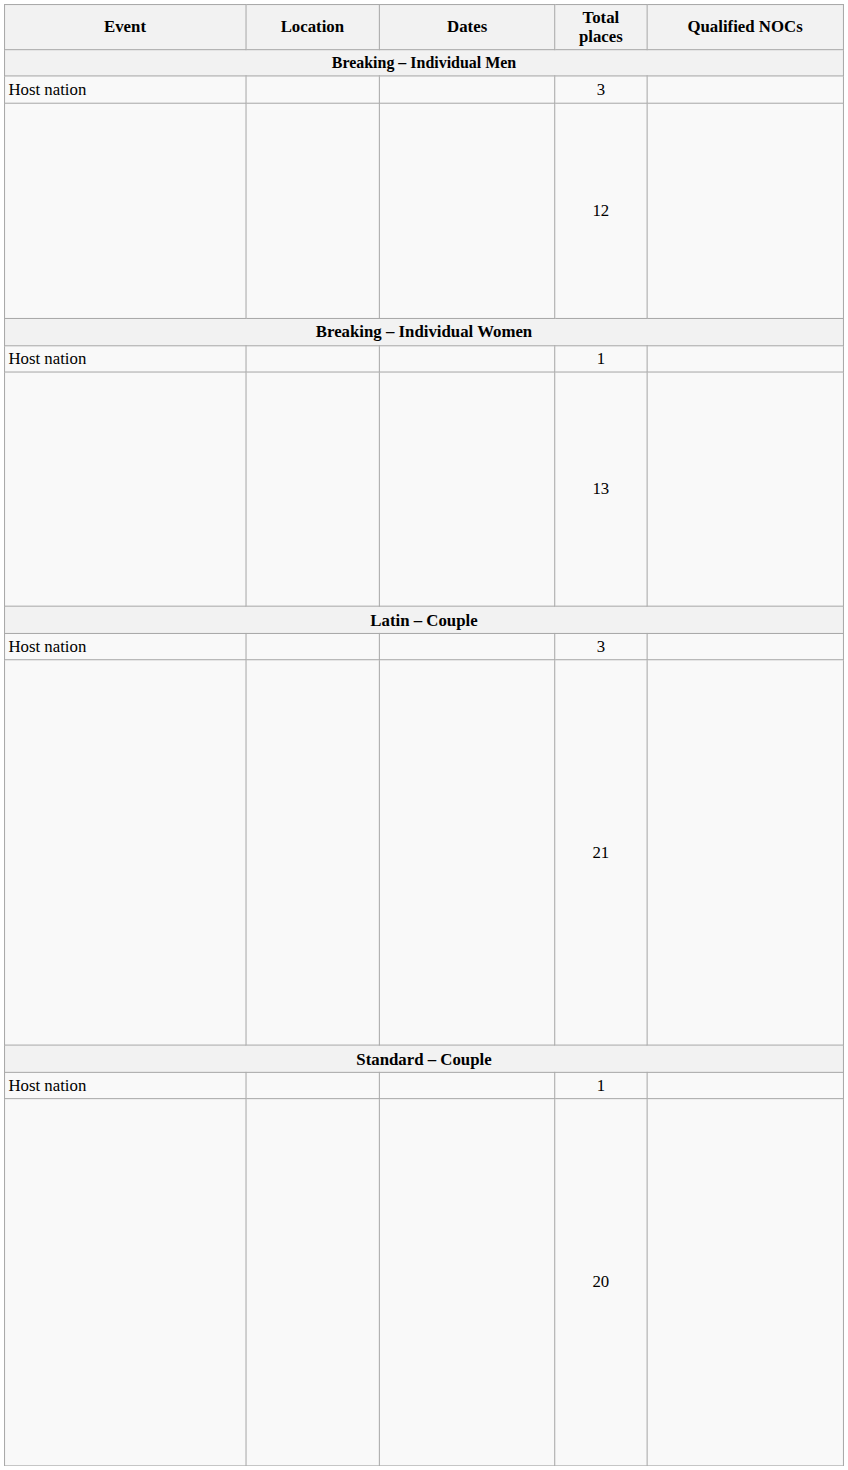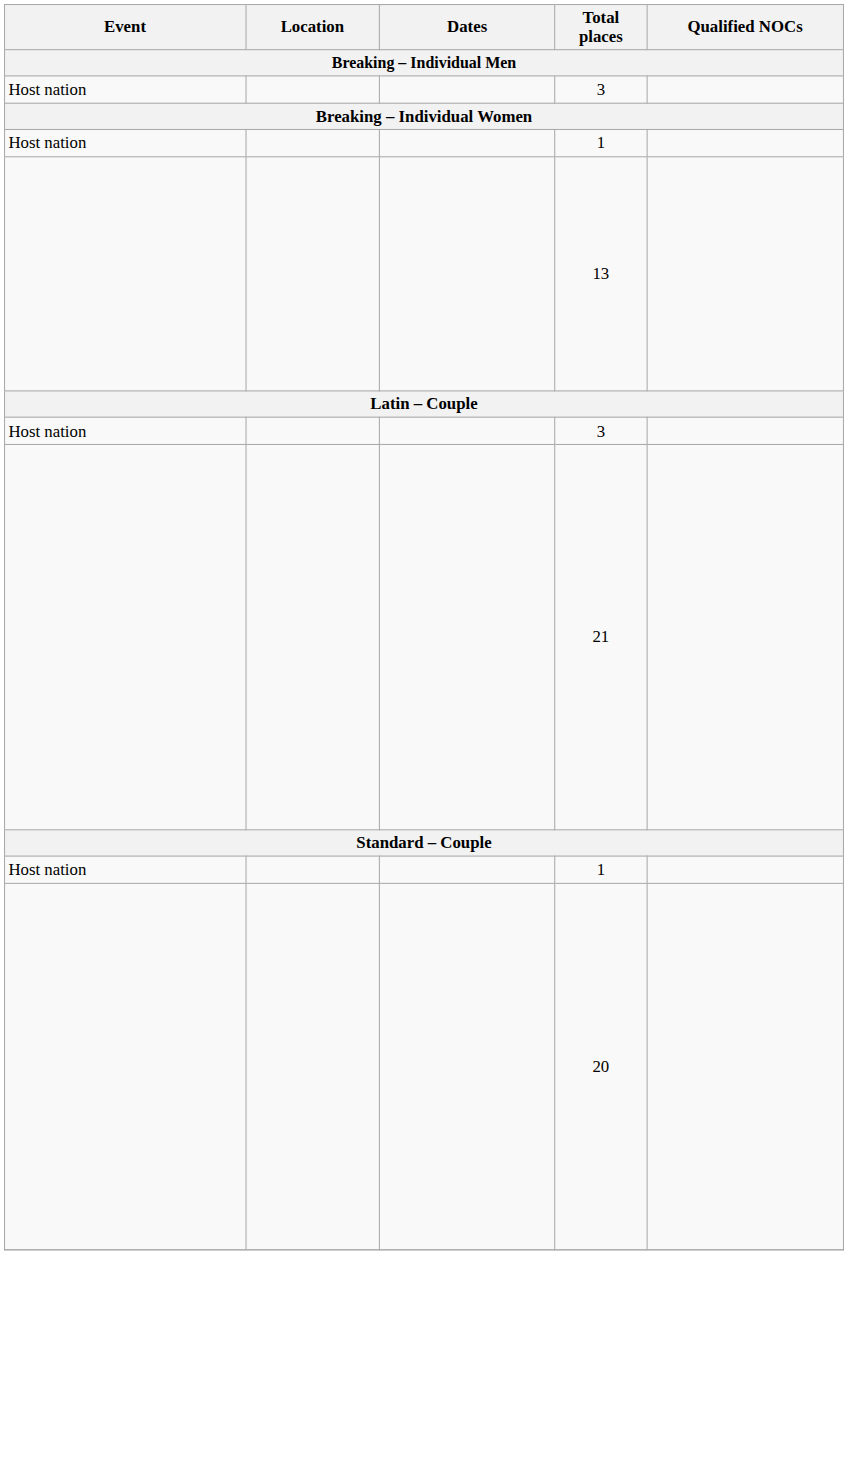- row: (125, 211)
